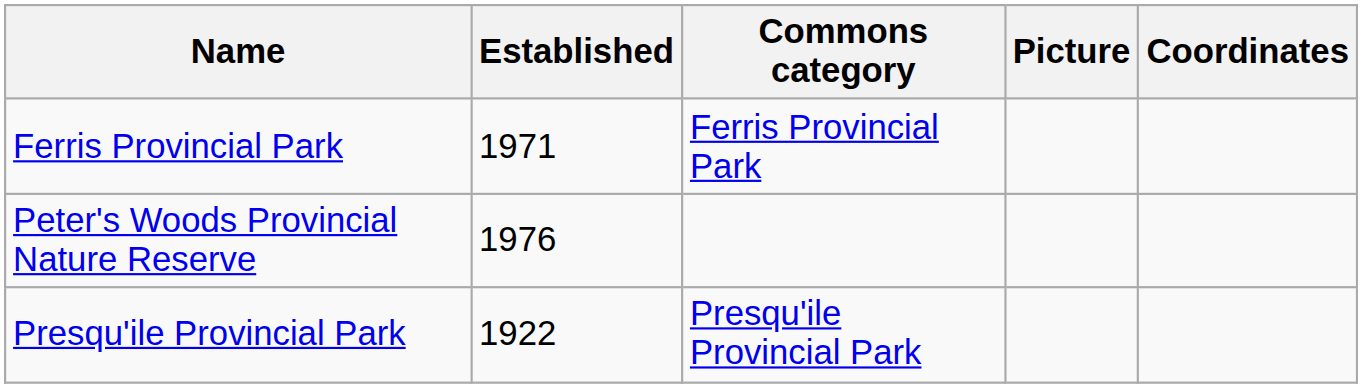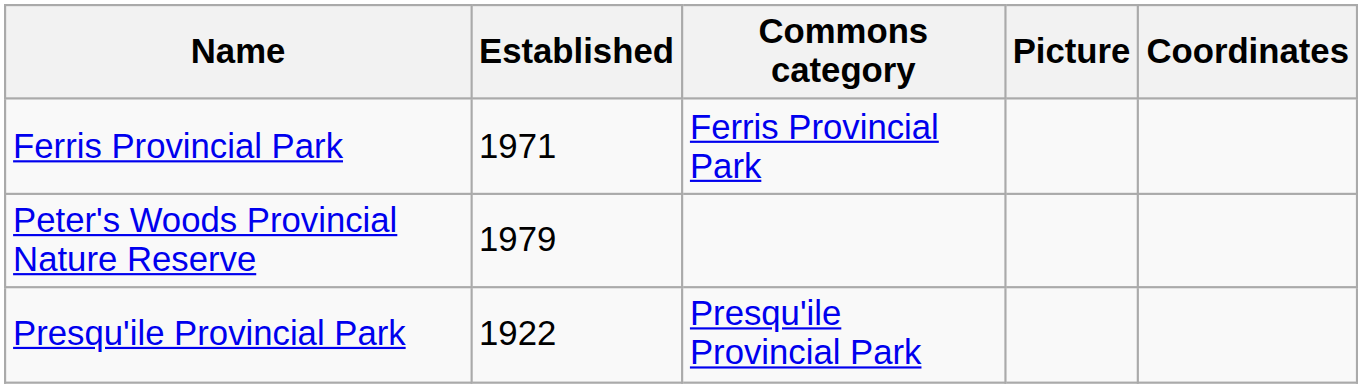(518, 239) 1976 -> (518, 239) 1979
